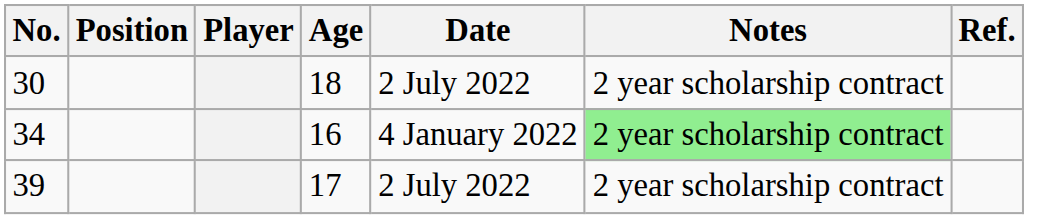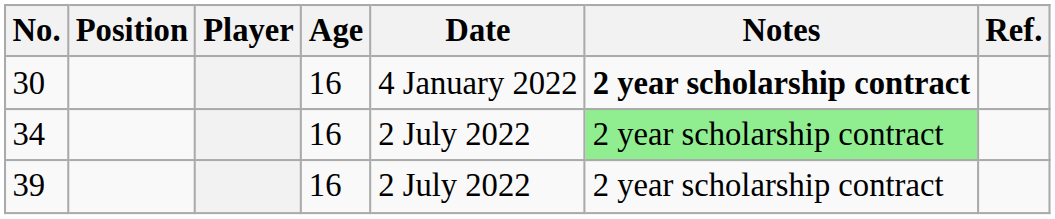(325, 82) 18 -> (325, 82) 16
(454, 82) 2 July 2022 -> (478, 82) 4 January 2022
(768, 82) normal -> (781, 82) bold
(478, 133) 4 January 2022 -> (454, 133) 2 July 2022
(325, 185) 17 -> (325, 185) 16
